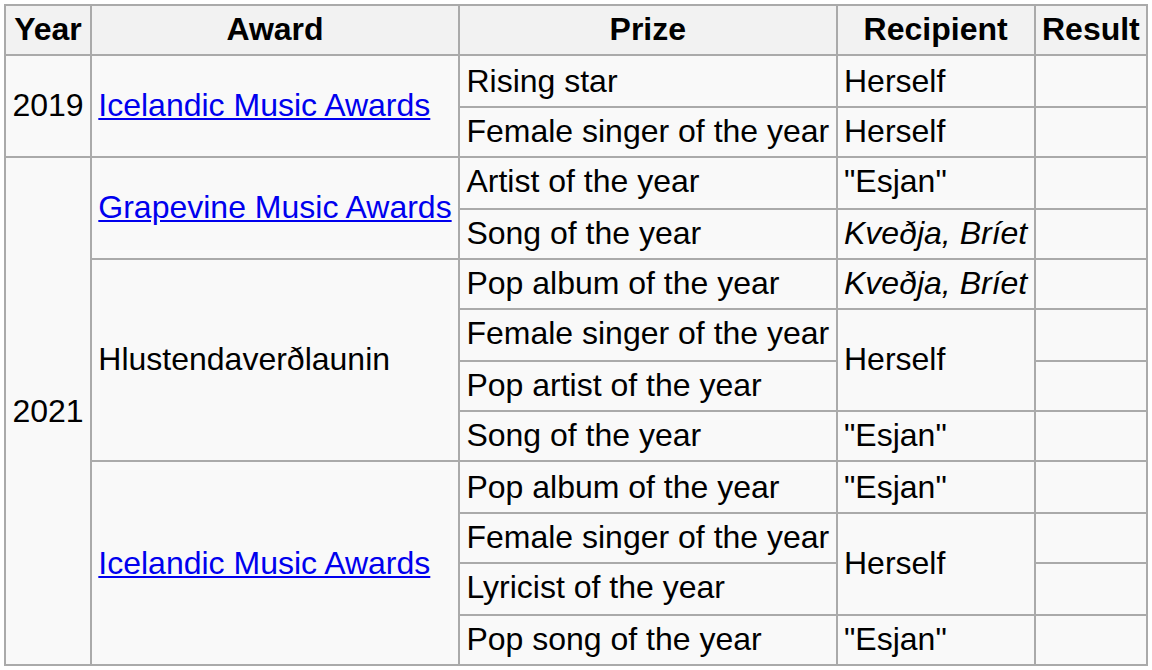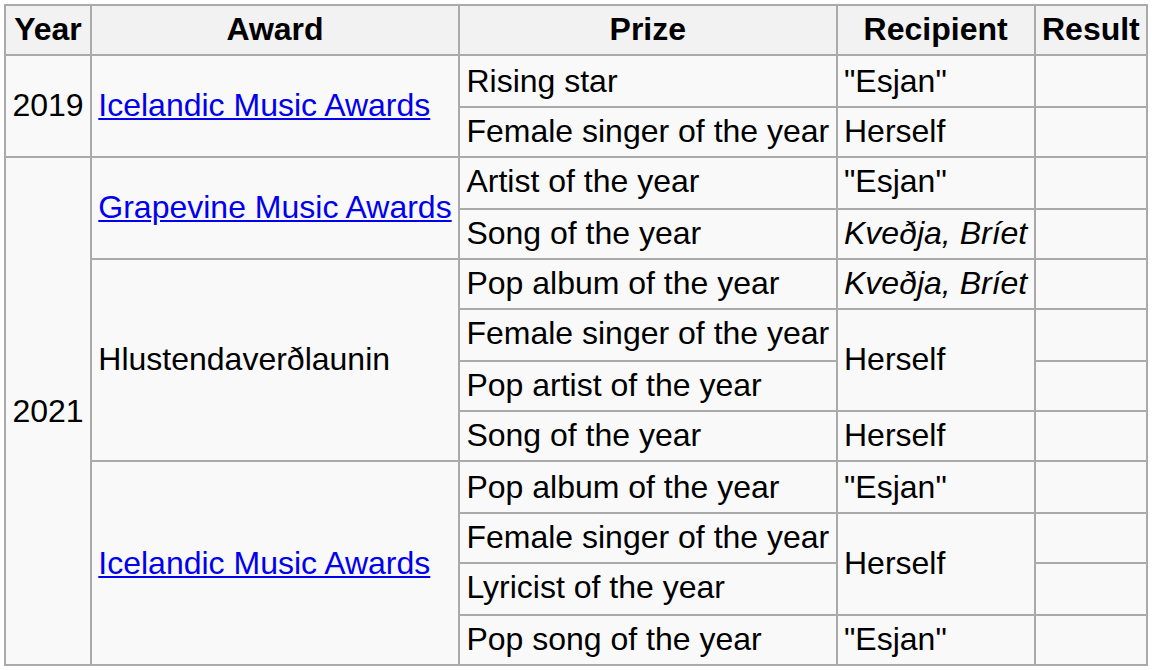(895, 80) Herself -> (895, 80) "Esjan"
(895, 435) "Esjan" -> (895, 435) Herself
